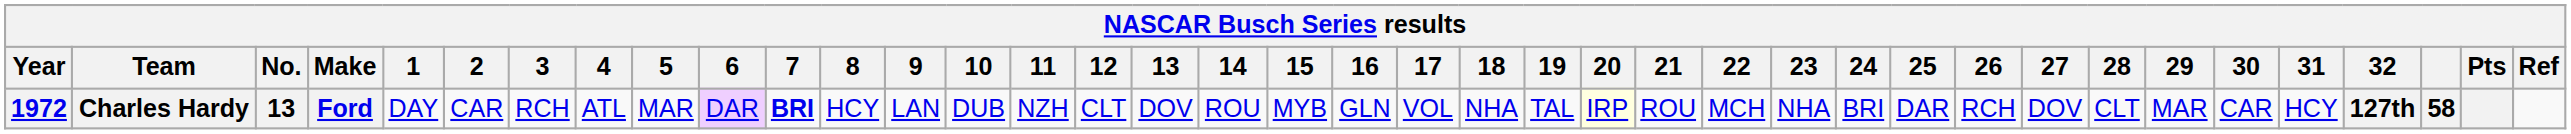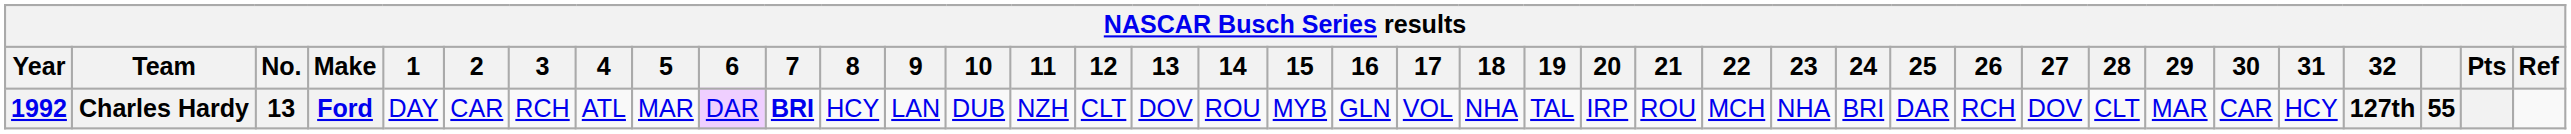(39, 108) 1972 -> (39, 108) 1992
(1607, 108) lightyellow background -> (1607, 108) no background
(2441, 108) 58 -> (2441, 108) 55
